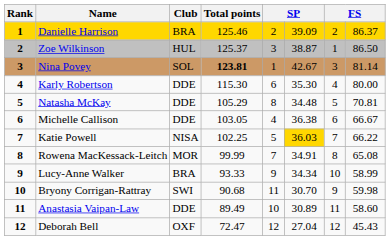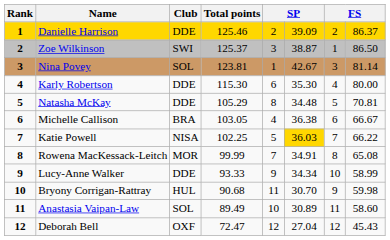(184, 31) BRA -> (184, 31) DDE
(184, 48) HUL -> (183, 48) SWI
(232, 66) bold -> (232, 66) normal
(184, 119) DDE -> (184, 119) BRA
(184, 173) BRA -> (184, 173) DDE
(183, 191) SWI -> (184, 191) HUL
(184, 208) DDE -> (183, 208) SOL
